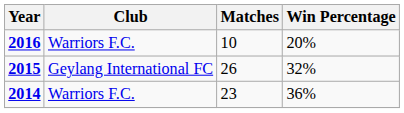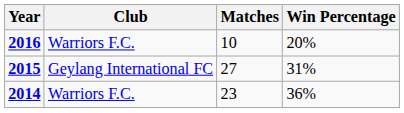(229, 68) 26 -> (229, 68) 27
(301, 68) 32% -> (301, 68) 31%
